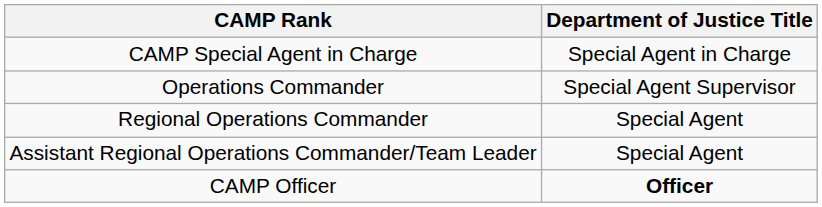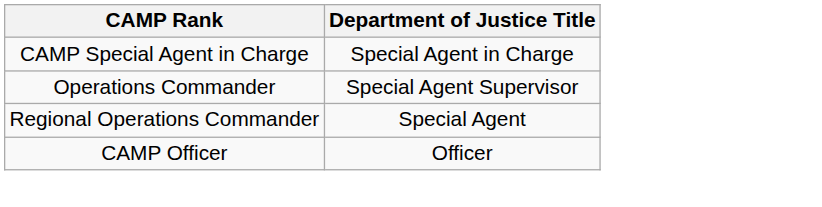- row: (273, 152)
(680, 185) bold -> (462, 152) normal
